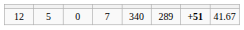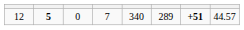(48, 16) normal -> (48, 16) bold
(225, 16) 41.67 -> (225, 16) 44.57
